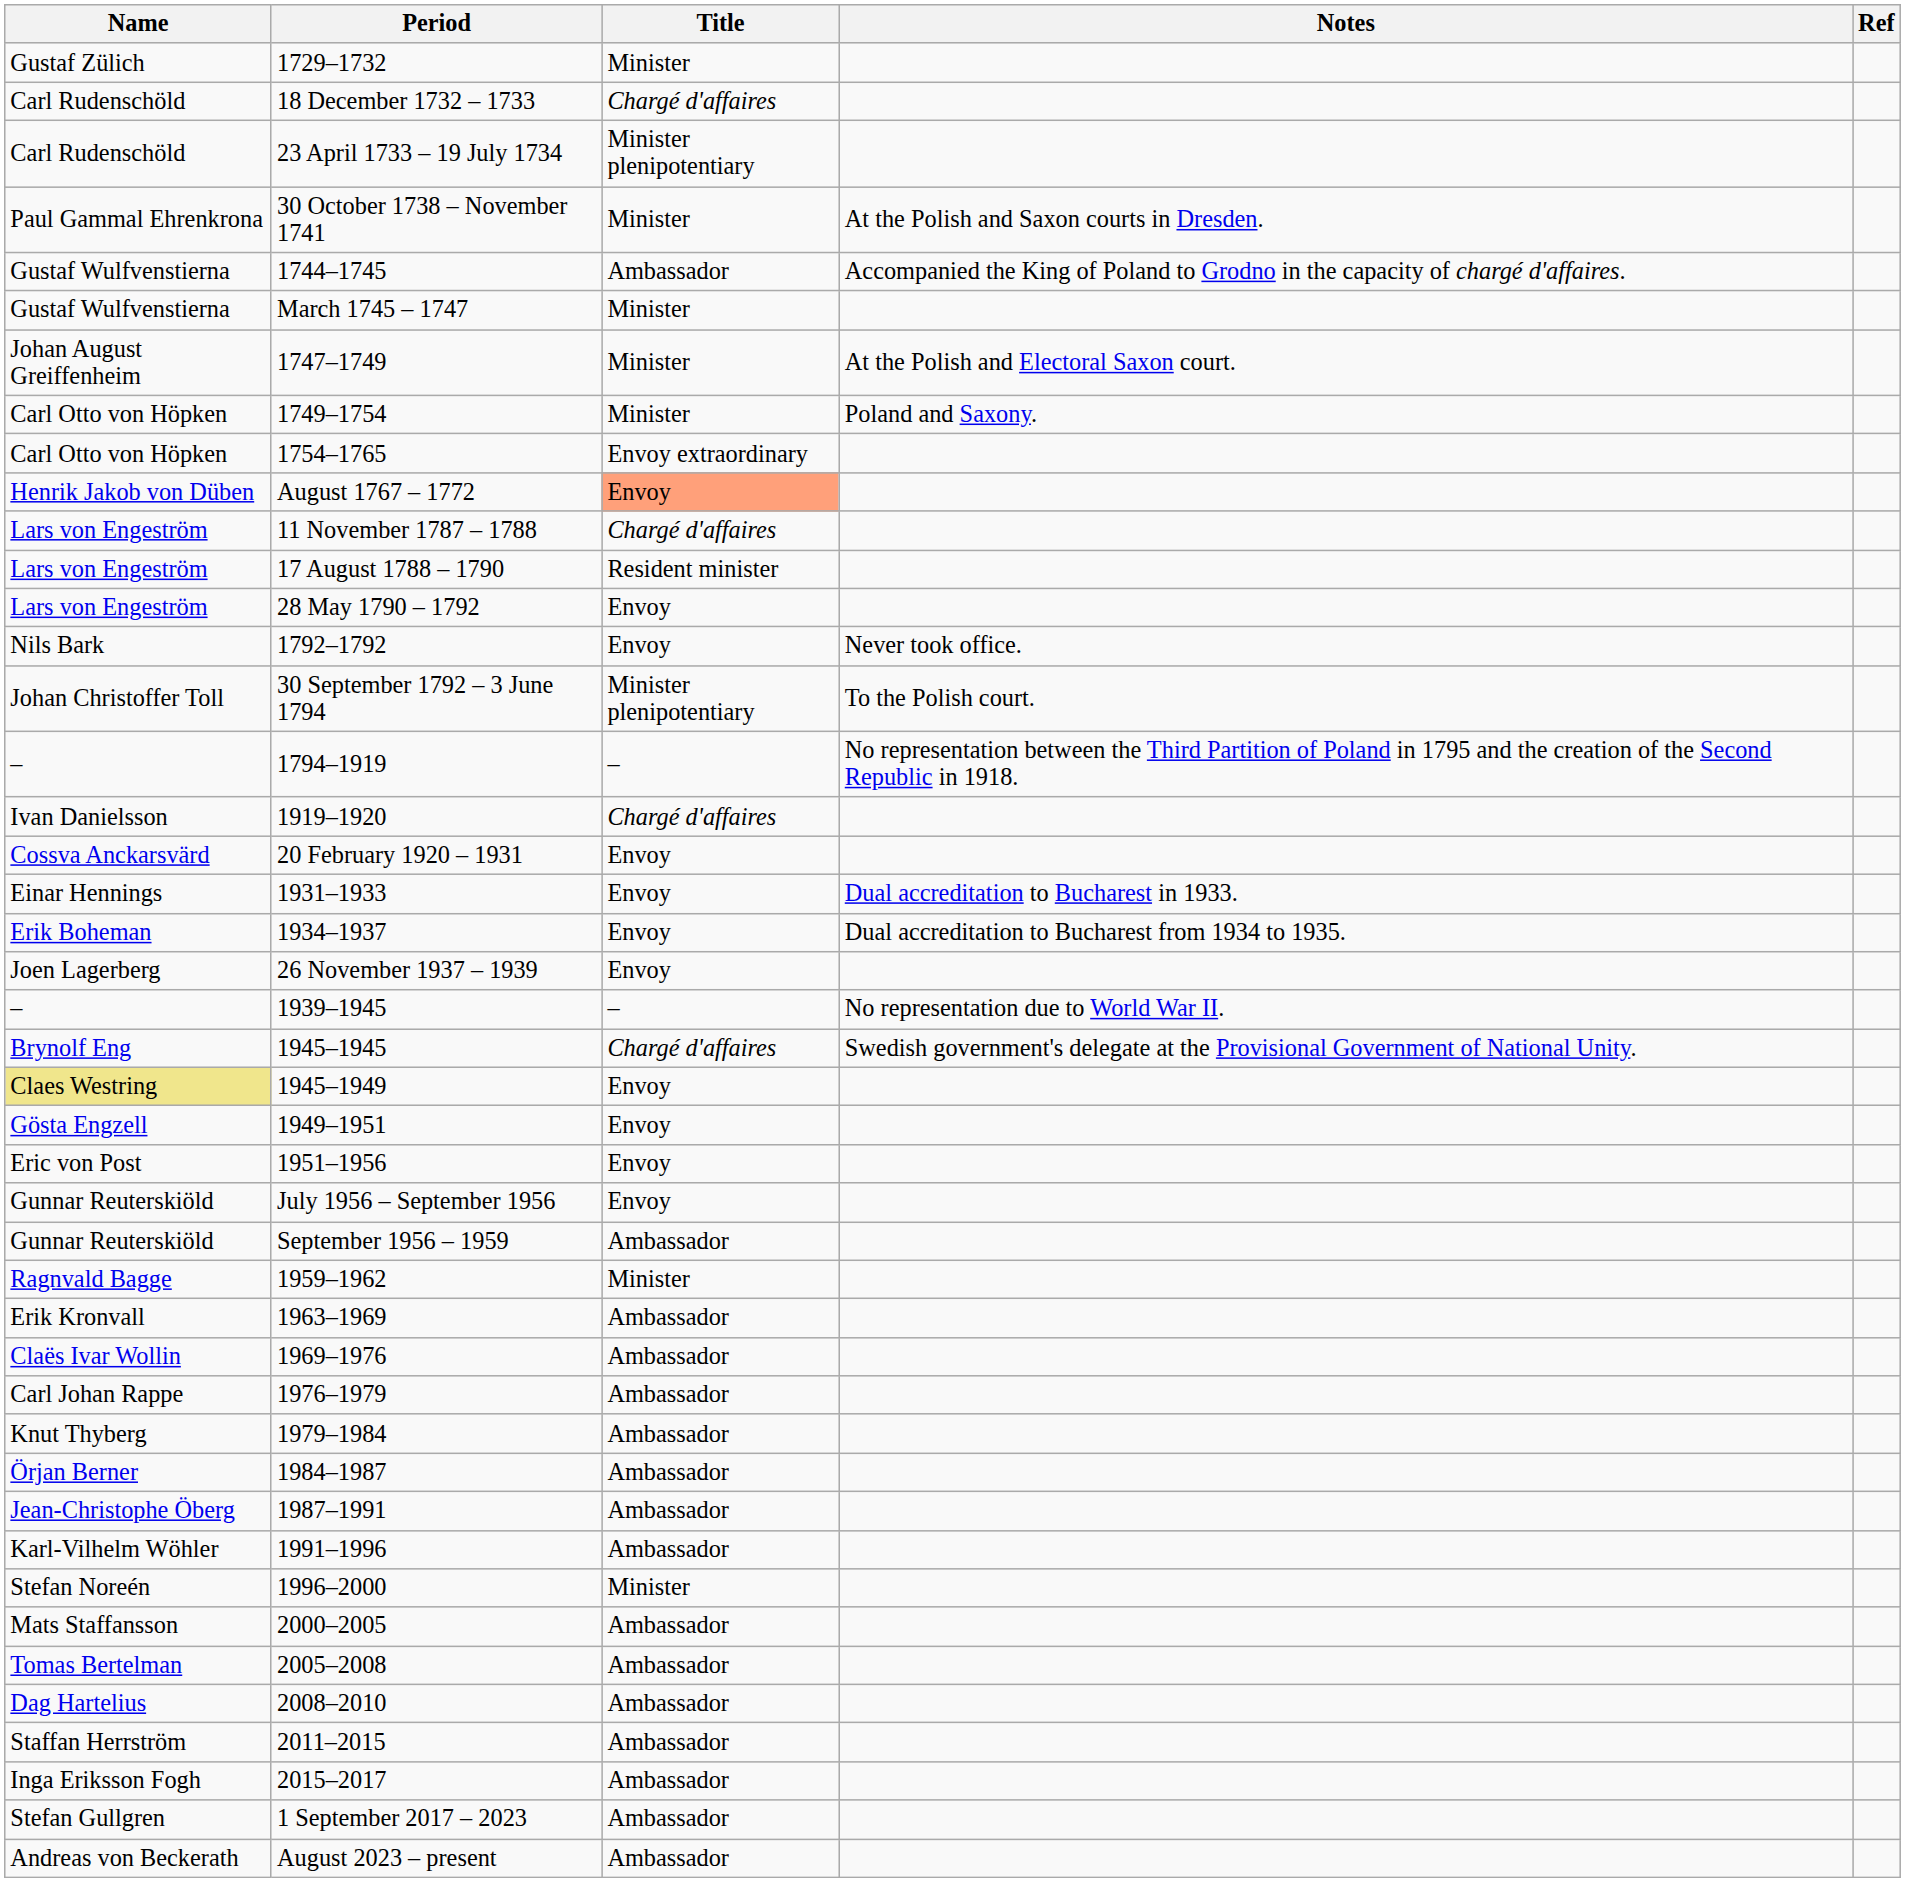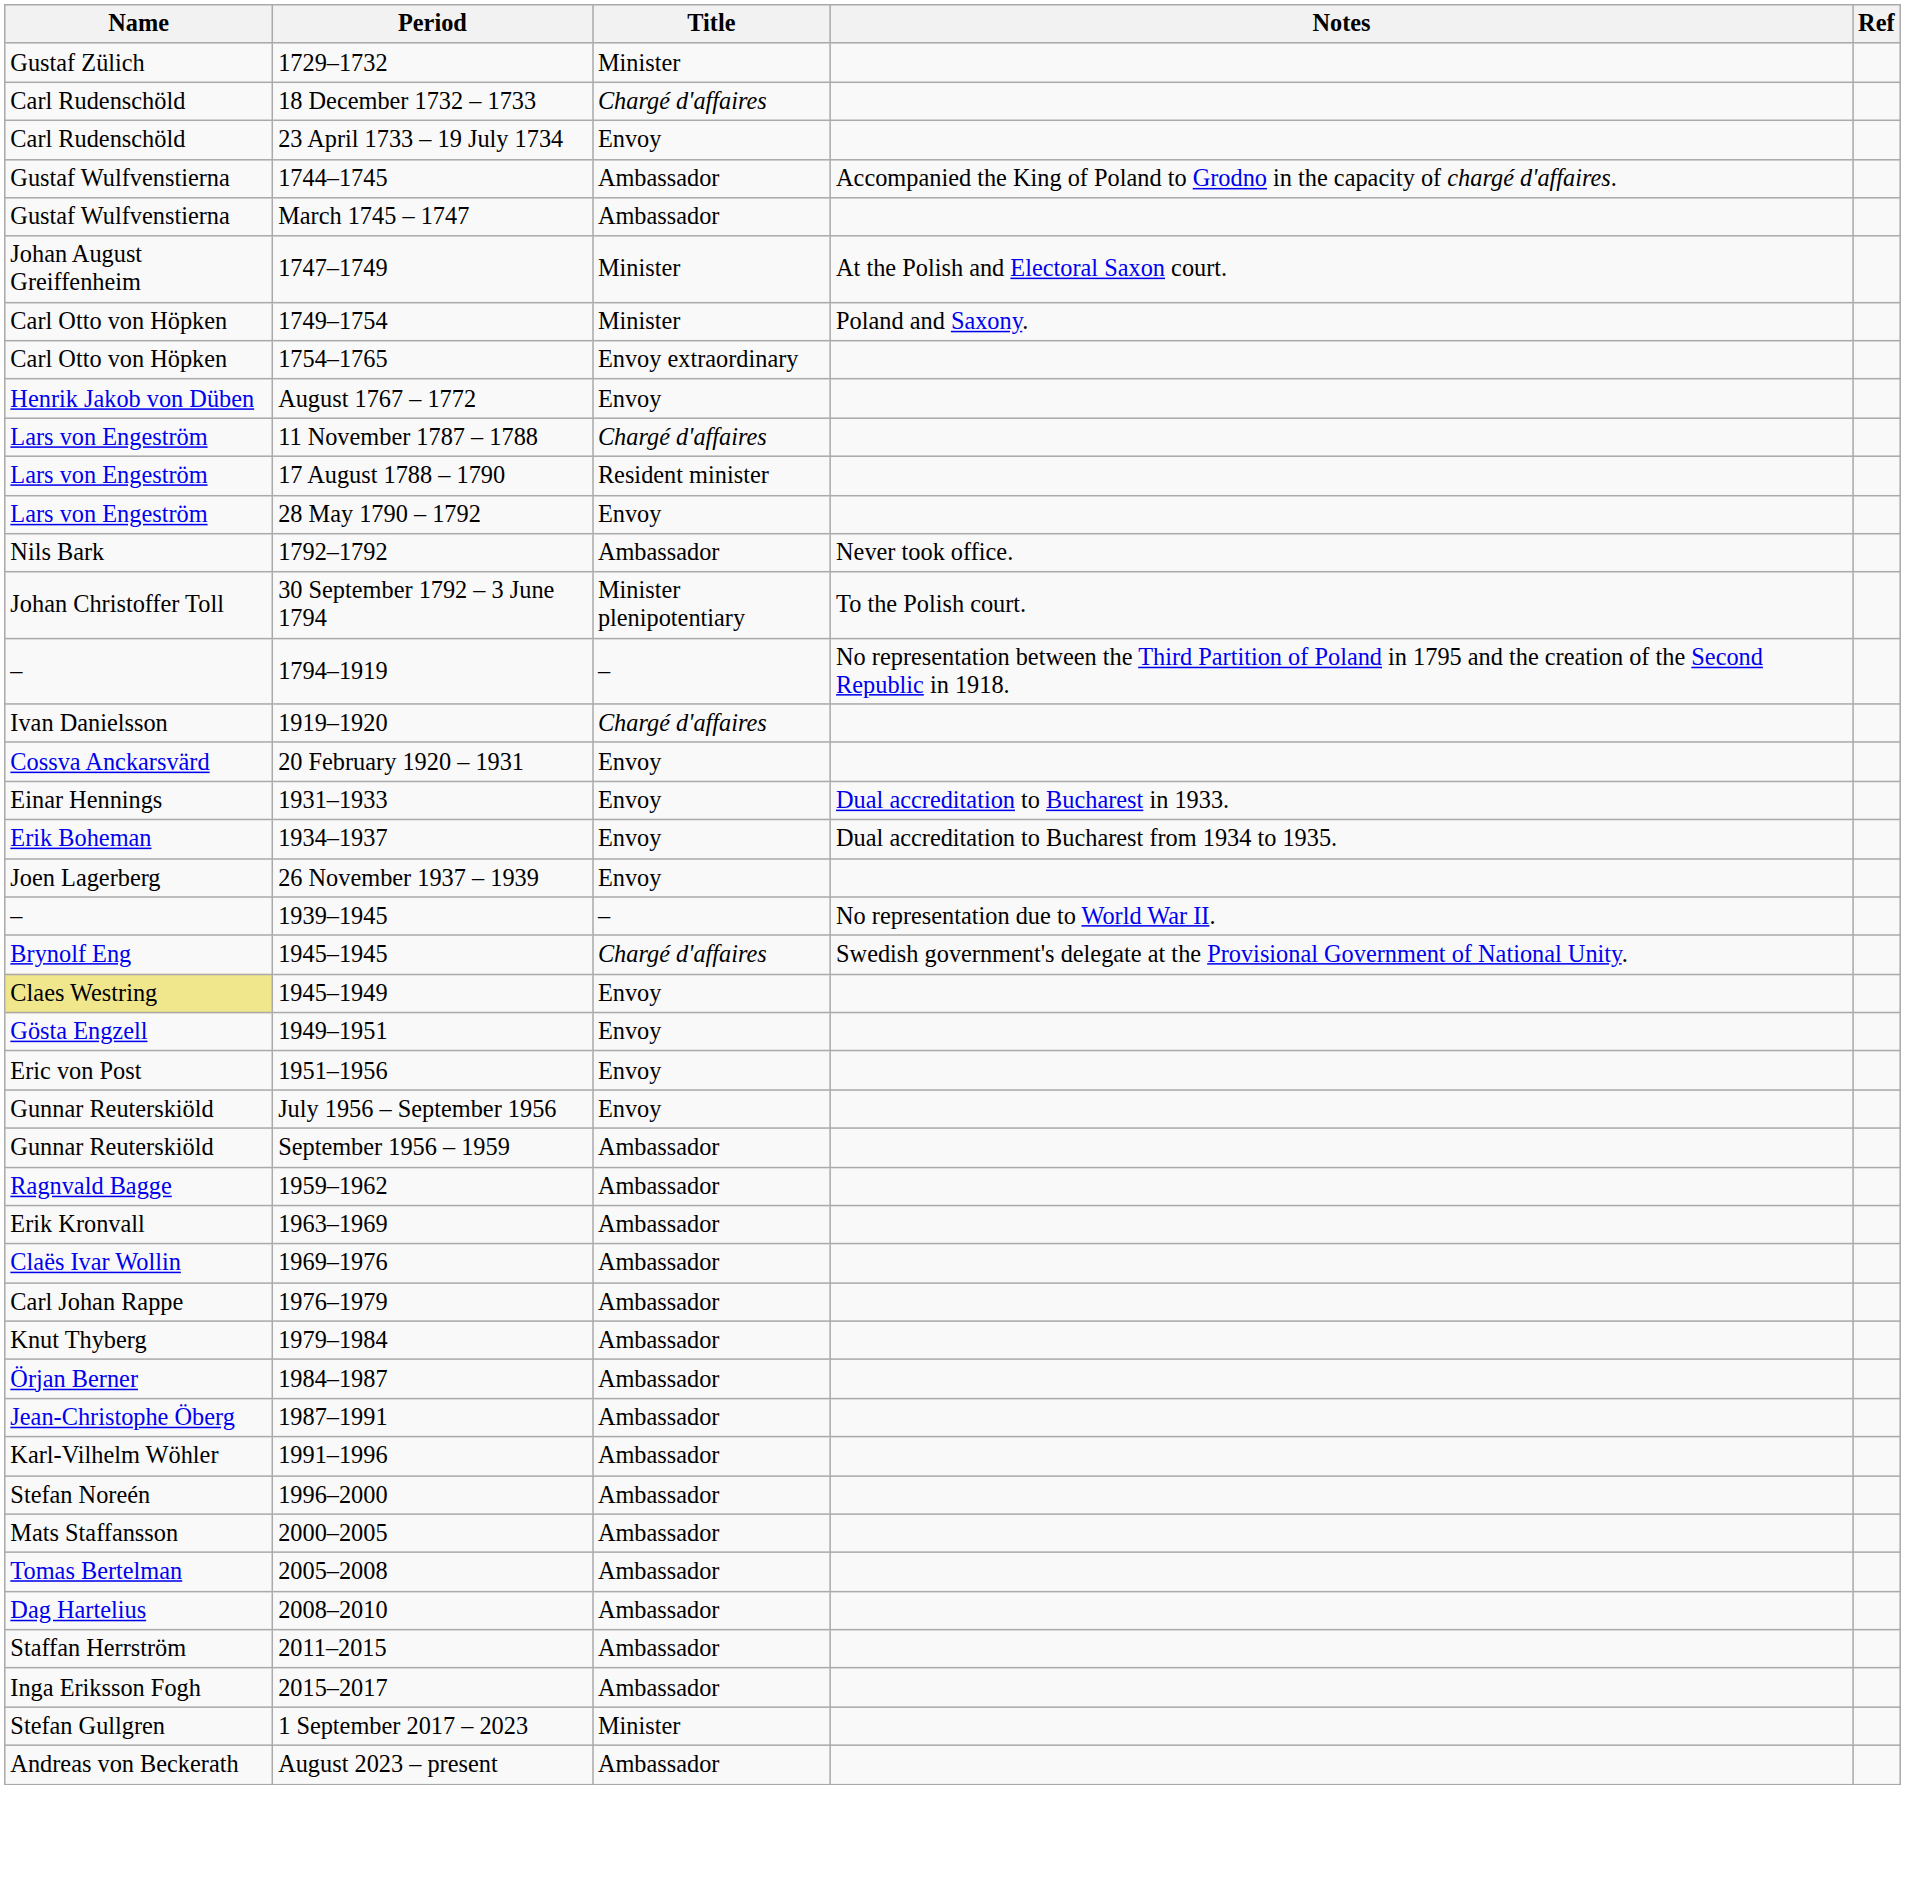(681, 153) Minister plenipotentiary -> (630, 139) Envoy
- row: (422, 219)
(649, 309) Minister -> (659, 216) Ambassador
(639, 491) lightsalmon background -> (630, 398) no background
(639, 645) Envoy -> (659, 552) Ambassador
(649, 1279) Minister -> (659, 1185) Ambassador
(649, 1587) Minister -> (659, 1494) Ambassador
(668, 1819) Ambassador -> (639, 1725) Minister
